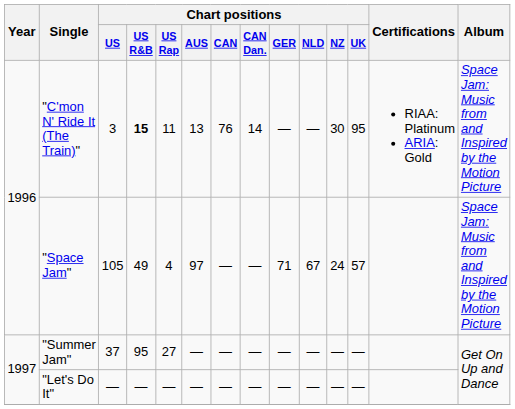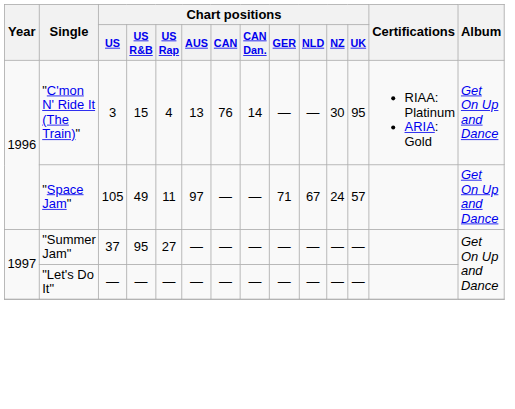(141, 128) bold -> (141, 112) normal
(169, 128) 11 -> (169, 112) 4
(484, 128) Space Jam: Music from and Inspired by the Motion Picture -> (480, 112) Get On Up and Dance
(169, 265) 4 -> (169, 197) 11
(484, 265) Space Jam: Music from and Inspired by the Motion Picture -> (480, 197) Get On Up and Dance
